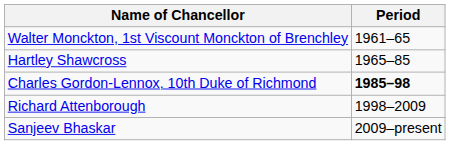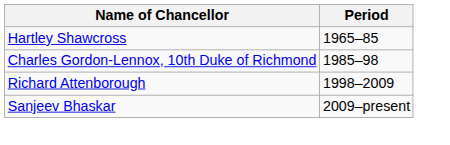- row: (178, 38)
(382, 83) bold -> (351, 60) normal
